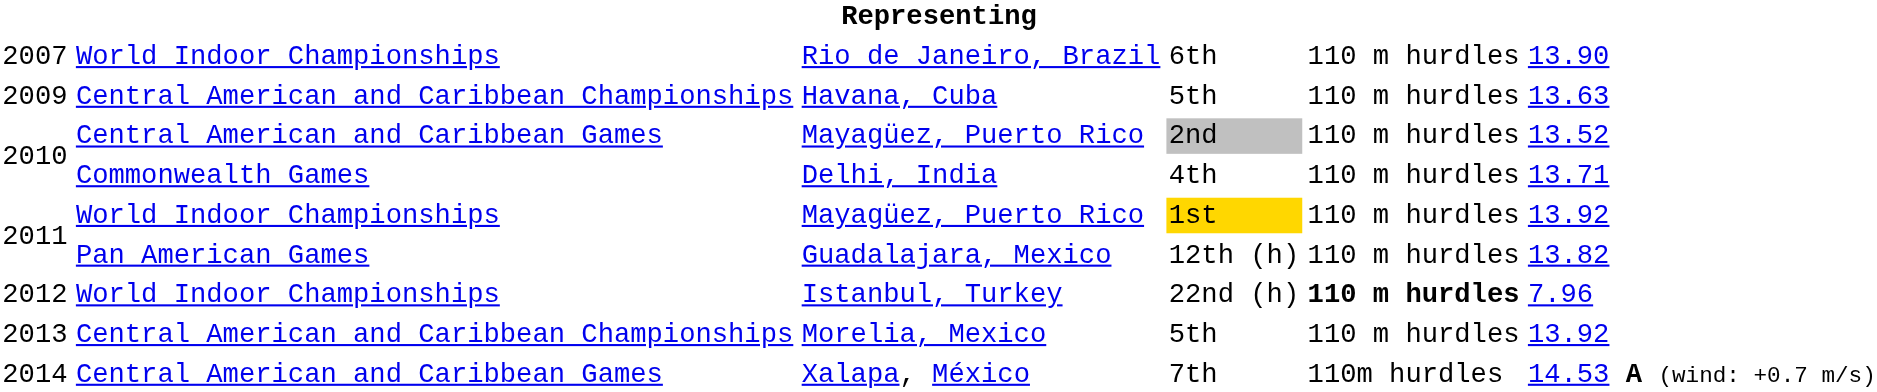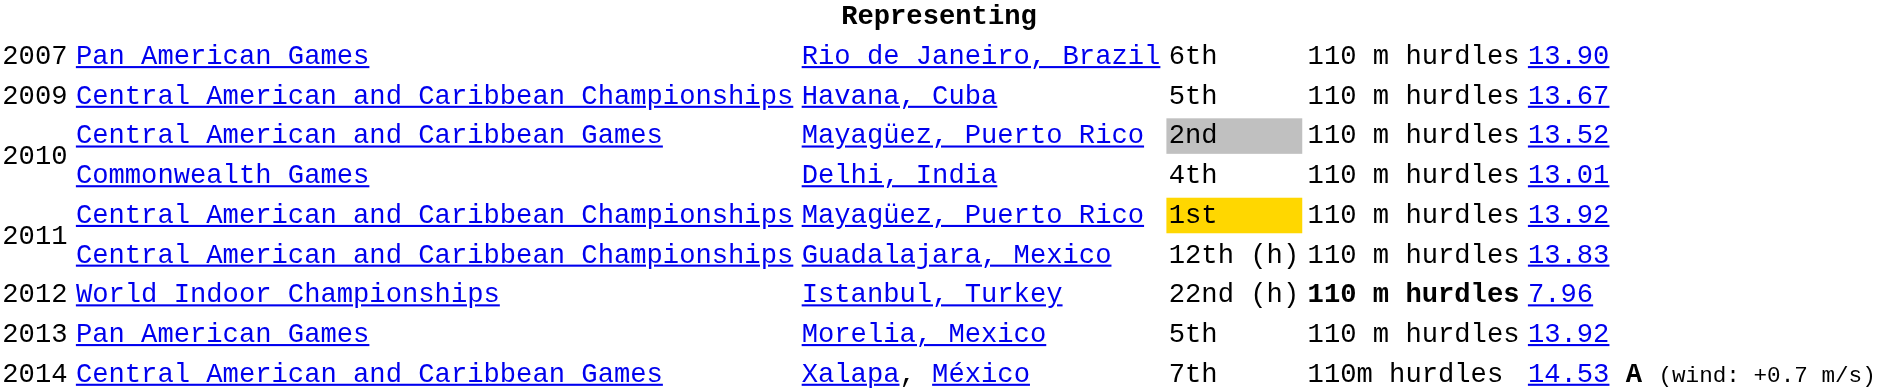(288, 57) World Indoor Championships -> (223, 57) Pan American Games
(1569, 96) 13.63 -> (1569, 96) 13.67
(1569, 176) 13.71 -> (1569, 176) 13.01
(288, 215) World Indoor Championships -> (435, 215) Central American and Caribbean Championships
(223, 255) Pan American Games -> (435, 255) Central American and Caribbean Championships
(1569, 255) 13.82 -> (1569, 255) 13.83
(435, 335) Central American and Caribbean Championships -> (223, 335) Pan American Games
